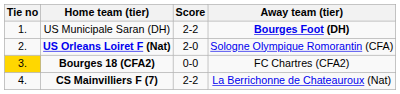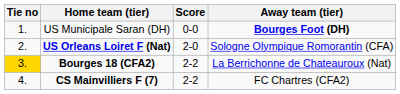(190, 30) 2-2 -> (190, 30) 0-0
(190, 64) 0-0 -> (190, 64) 2-2
(302, 64) FC Chartres (CFA2) -> (302, 64) La Berrichonne de Chateauroux (Nat)
(302, 81) La Berrichonne de Chateauroux (Nat) -> (302, 81) FC Chartres (CFA2)
